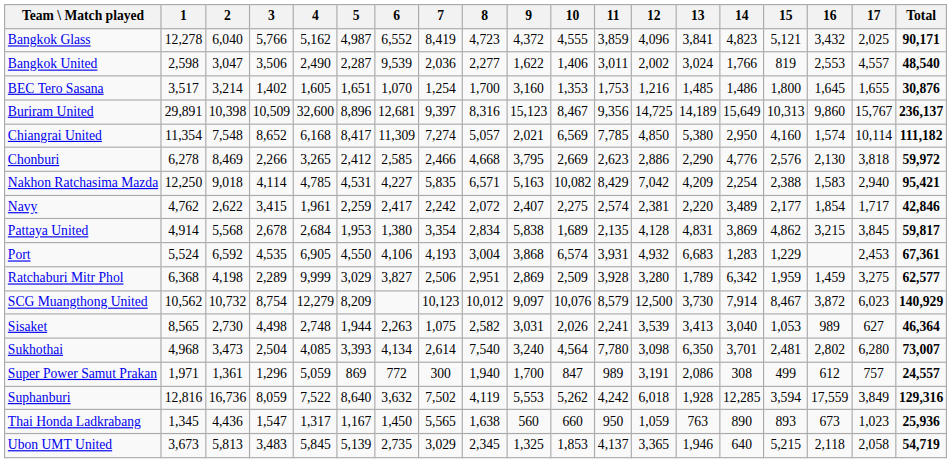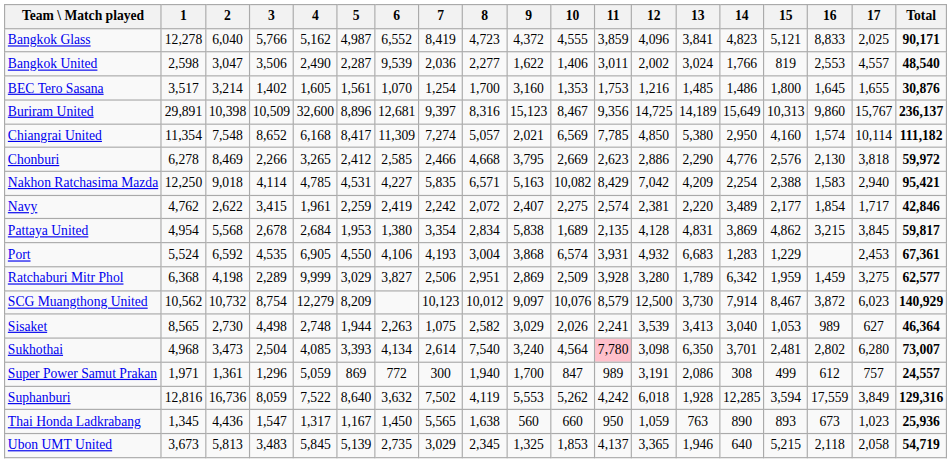(830, 40) 3,432 -> (830, 40) 8,833
(356, 87) 1,651 -> (356, 87) 1,561
(397, 206) 2,417 -> (397, 206) 2,419
(183, 230) 4,914 -> (183, 230) 4,954
(529, 325) 3,031 -> (529, 325) 3,029
(613, 349) no background -> (613, 349) pink background
